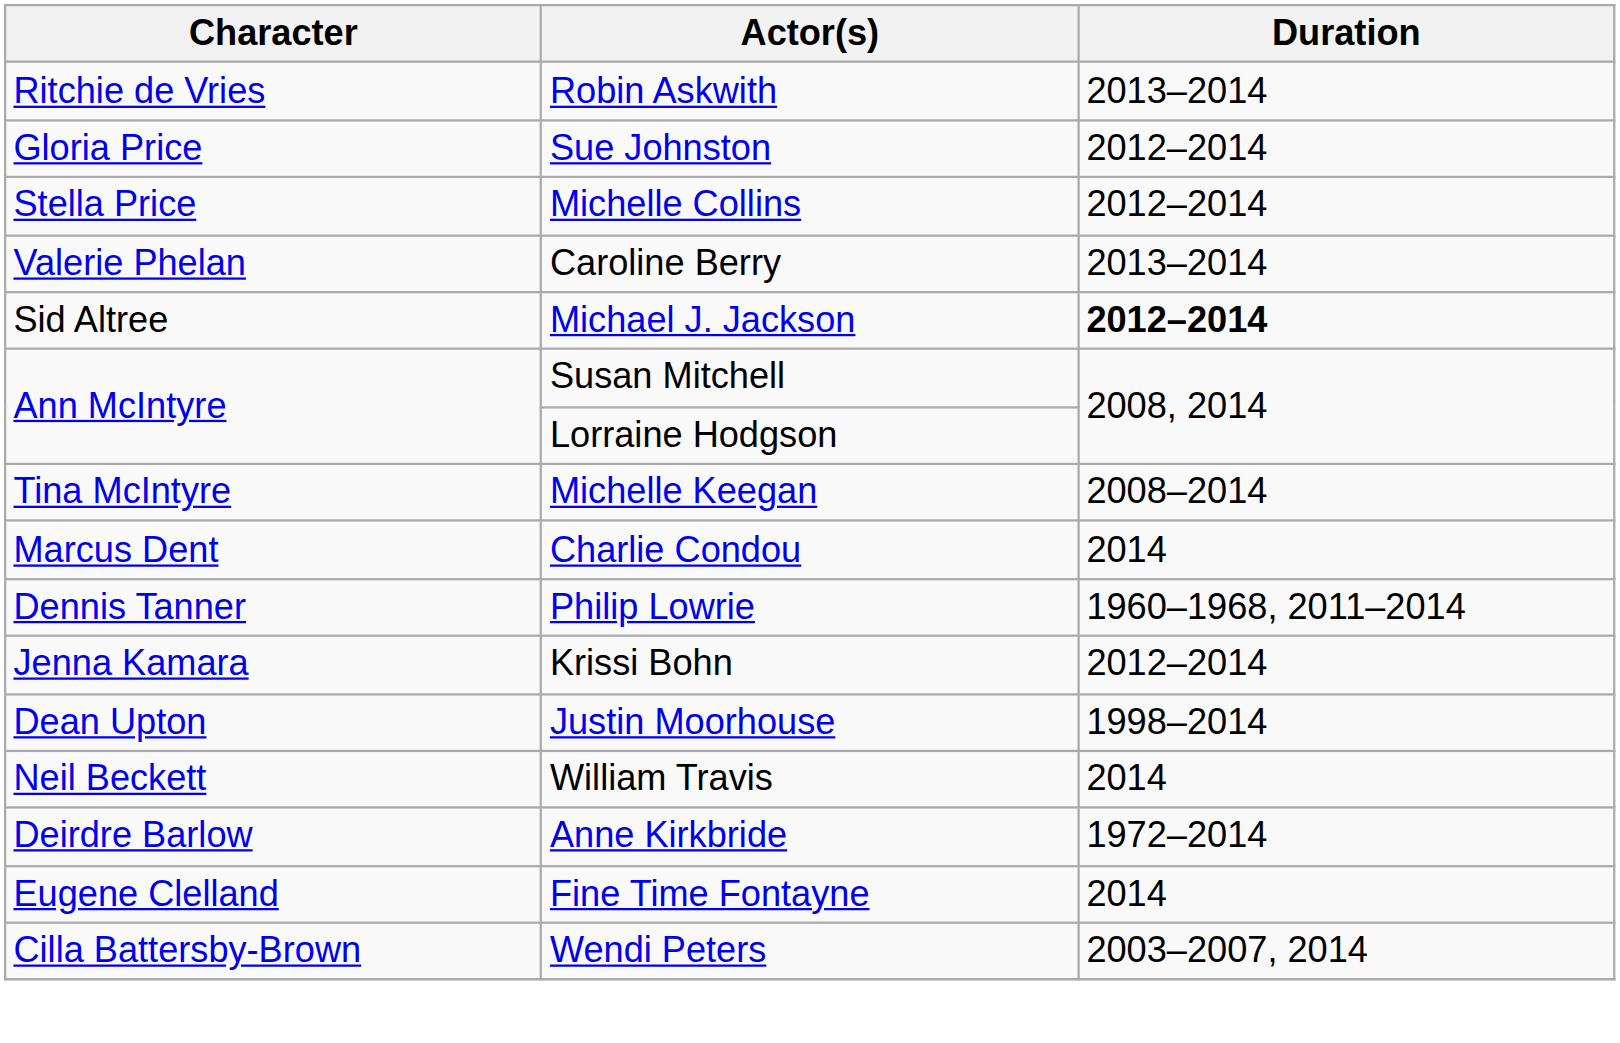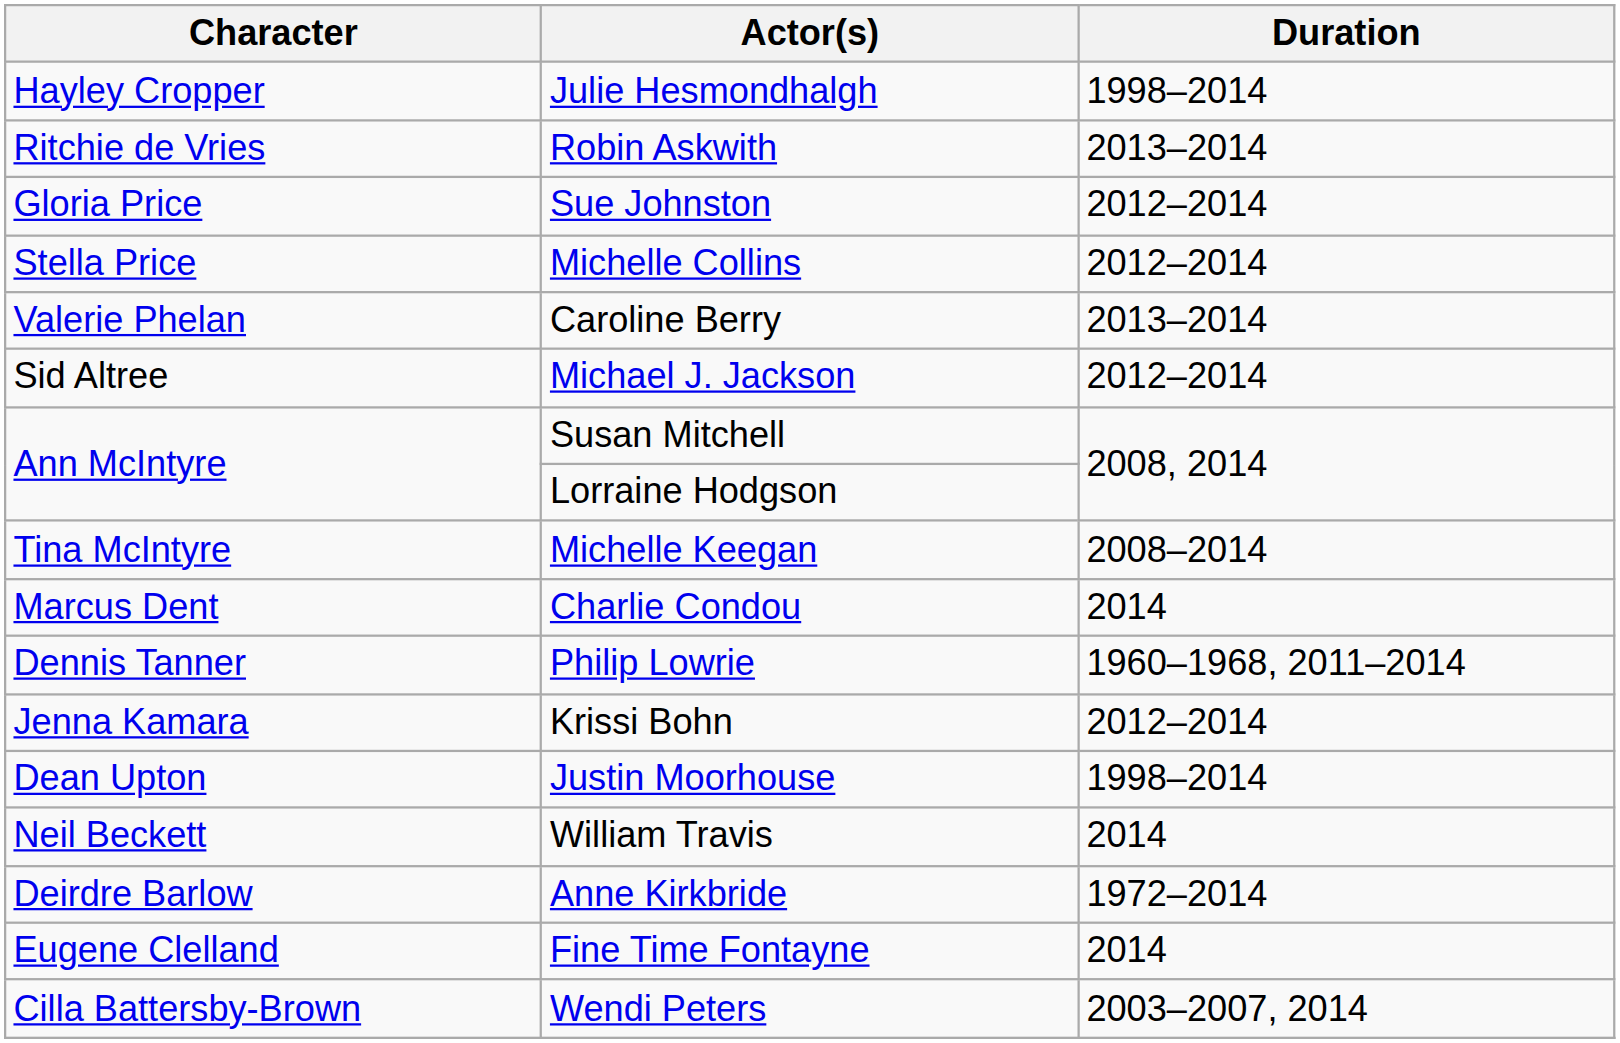+ row: (714, 90)
(1177, 319) bold -> (1177, 377) normal
